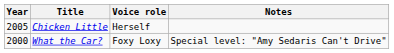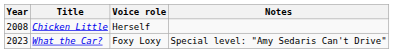(17, 26) 2005 -> (17, 26) 2008
(17, 41) 2000 -> (17, 41) 2023
